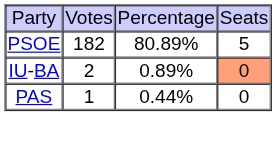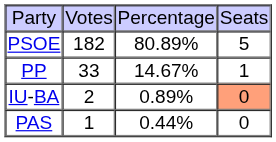+ row: (34, 70)
